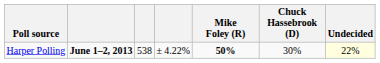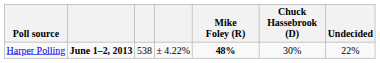(226, 50) 50% -> (226, 50) 48%
(350, 50) lightyellow background -> (350, 50) no background
